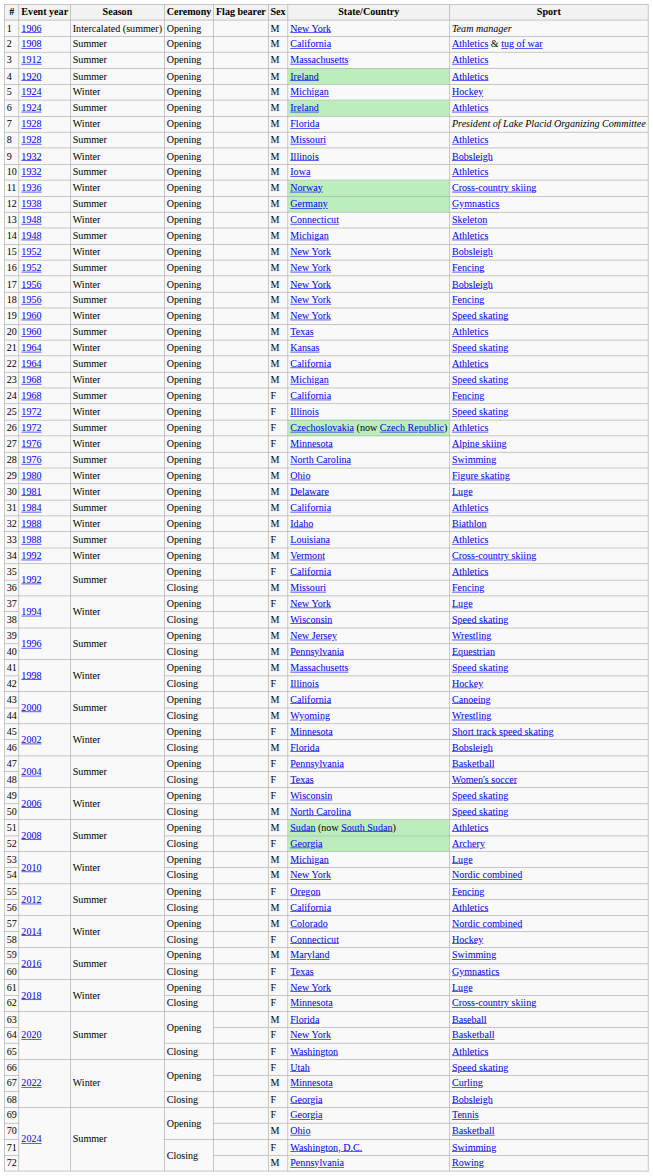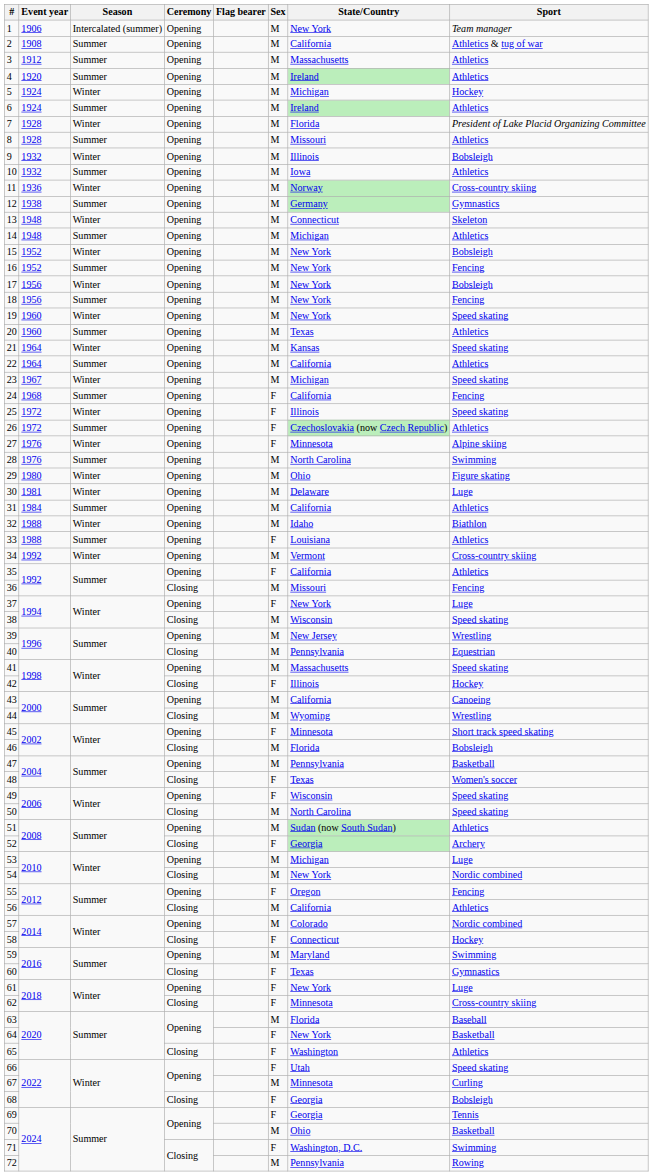(31, 380) 1968 -> (31, 380) 1967
(273, 763) F -> (275, 763) M
